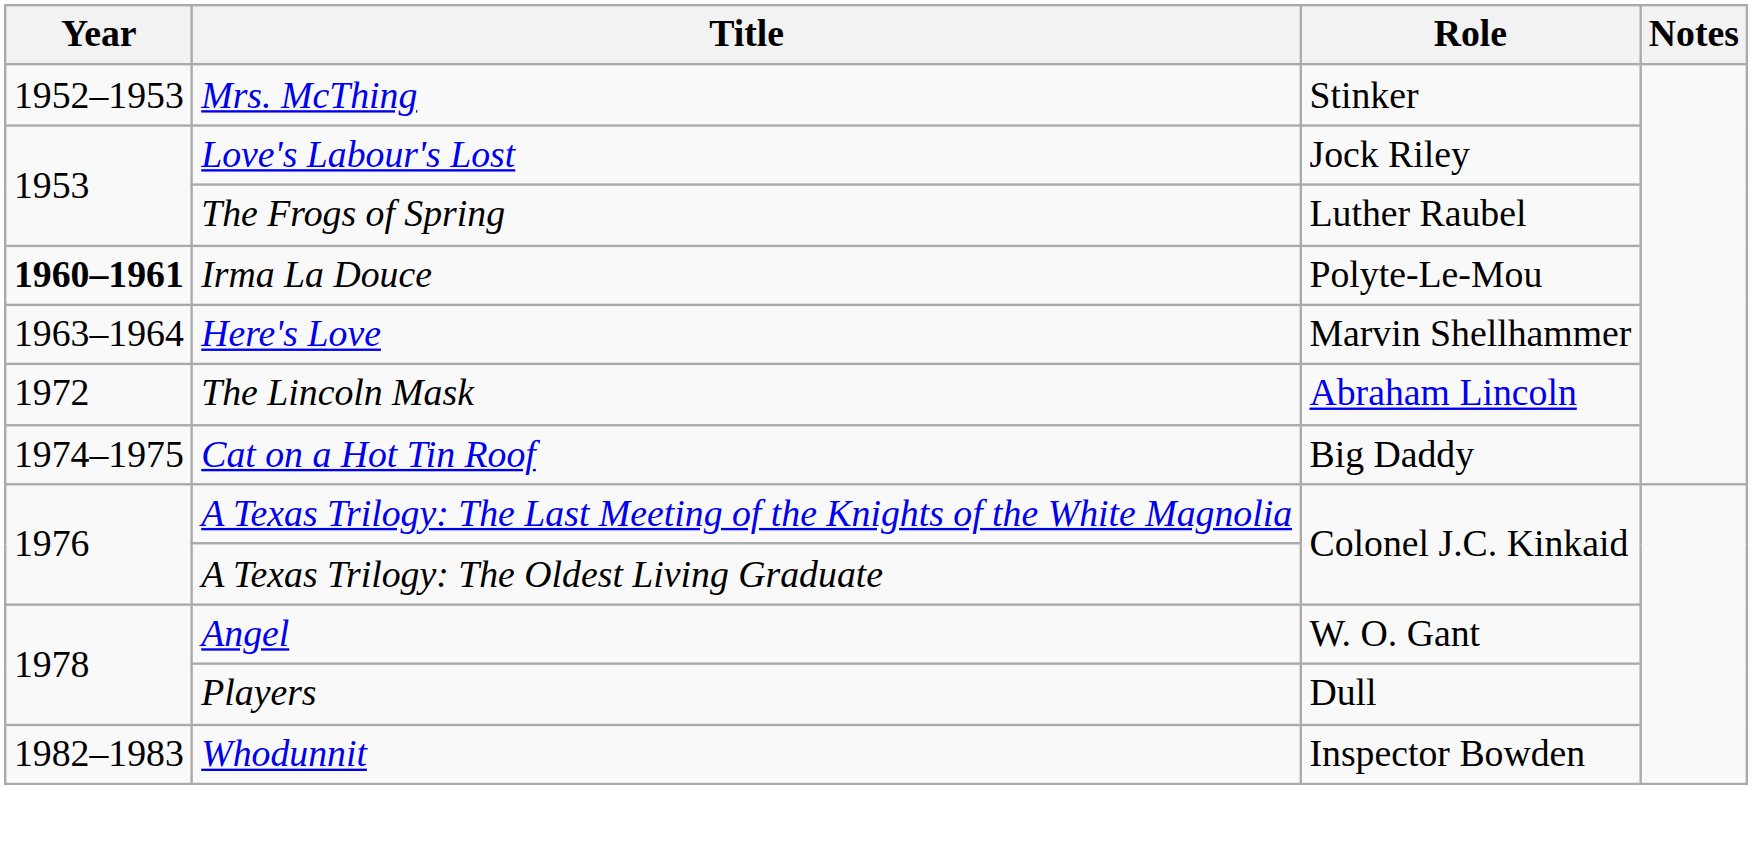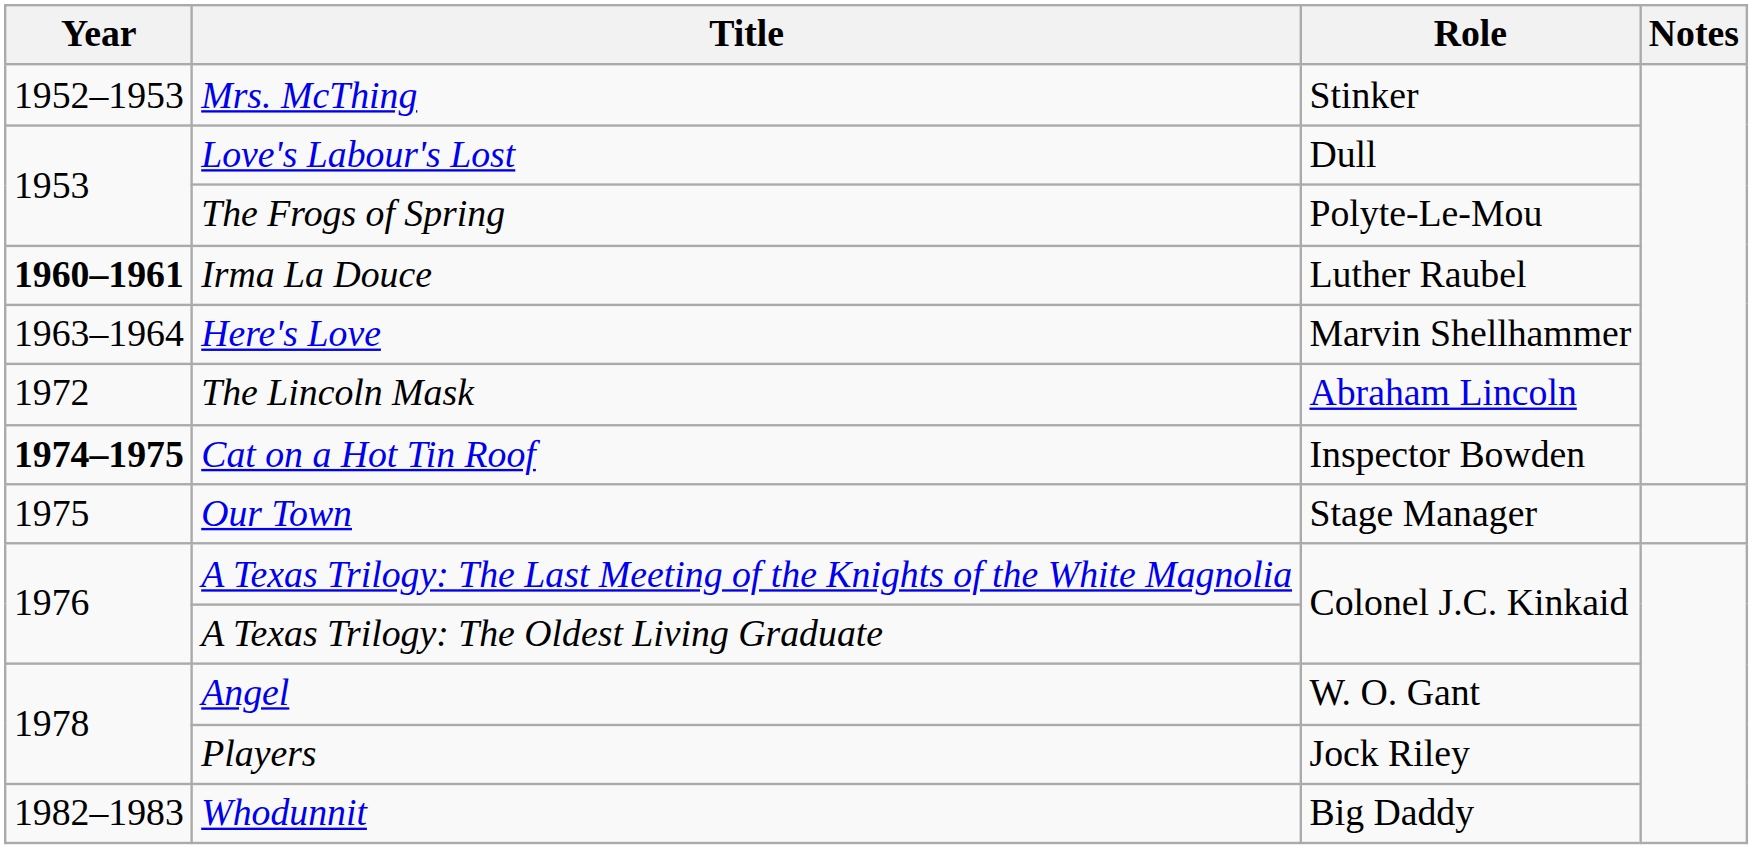(1390, 154) Jock Riley -> (1343, 154) Dull
(1418, 214) Luther Raubel -> (1426, 214) Polyte-Le-Mou
(1426, 273) Polyte-Le-Mou -> (1418, 273) Luther Raubel
(99, 453) normal -> (99, 453) bold
(1392, 453) Big Daddy -> (1447, 453) Inspector Bowden
+ row: (277, 513)
(1343, 693) Dull -> (1390, 753) Jock Riley
(1447, 753) Inspector Bowden -> (1392, 812) Big Daddy
